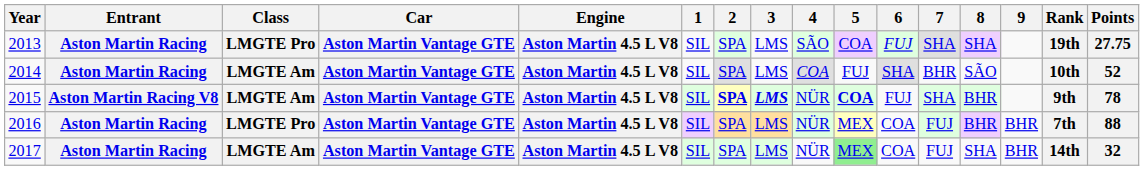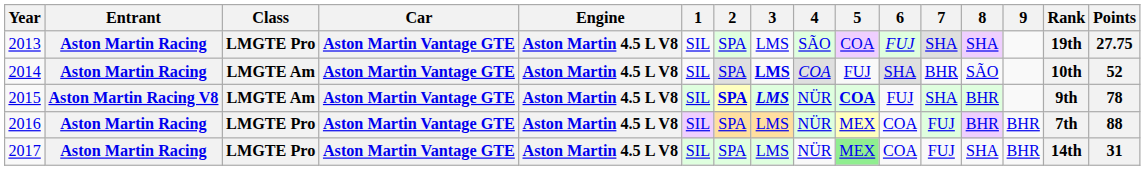(771, 70) normal -> (772, 70) bold
(271, 150) LMGTE Am -> (271, 150) LMGTE Pro
(1113, 150) 32 -> (1114, 150) 31
